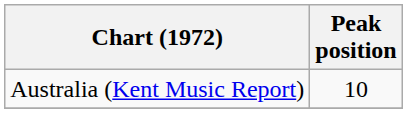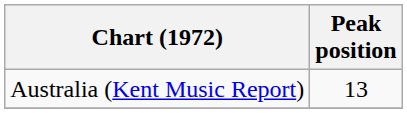(356, 88) 10 -> (356, 88) 13
